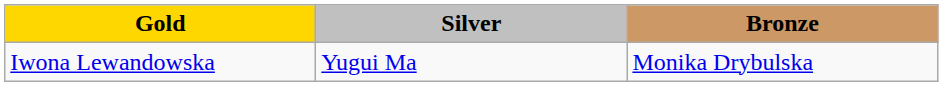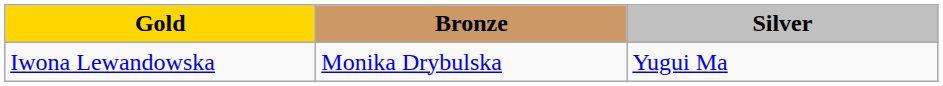columns swapped: (471, 23) <-> (782, 23)
